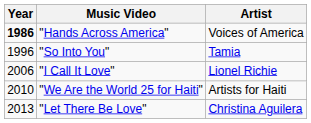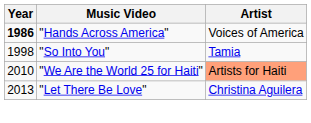(20, 52) 1996 -> (20, 52) 1998
- row: (77, 71)
(247, 90) no background -> (247, 71) lightsalmon background
